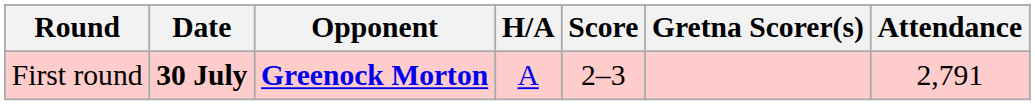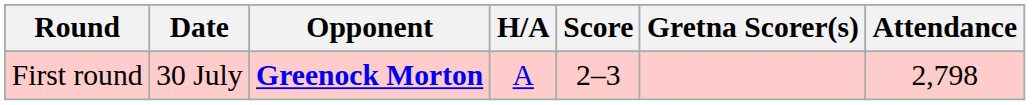(202, 74) bold -> (199, 74) normal
(950, 74) 2,791 -> (945, 74) 2,798
